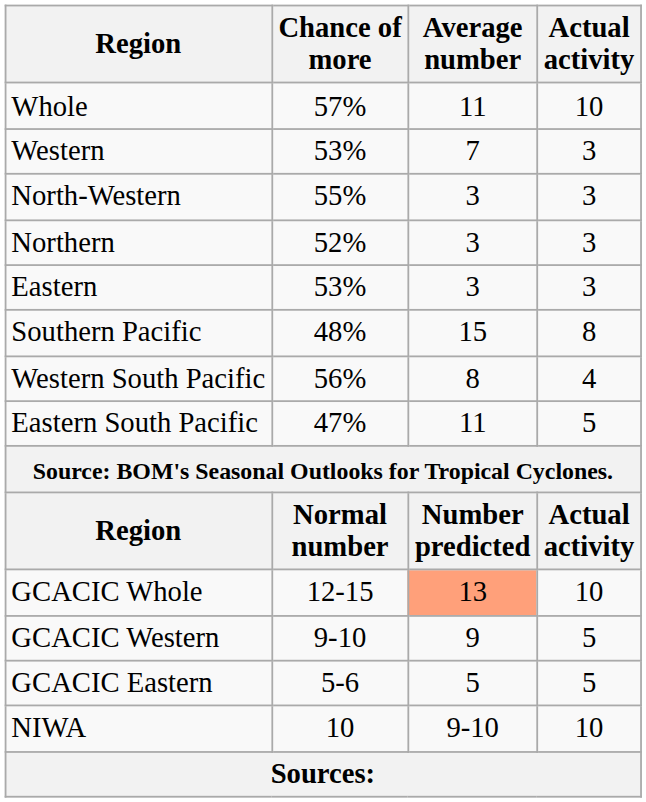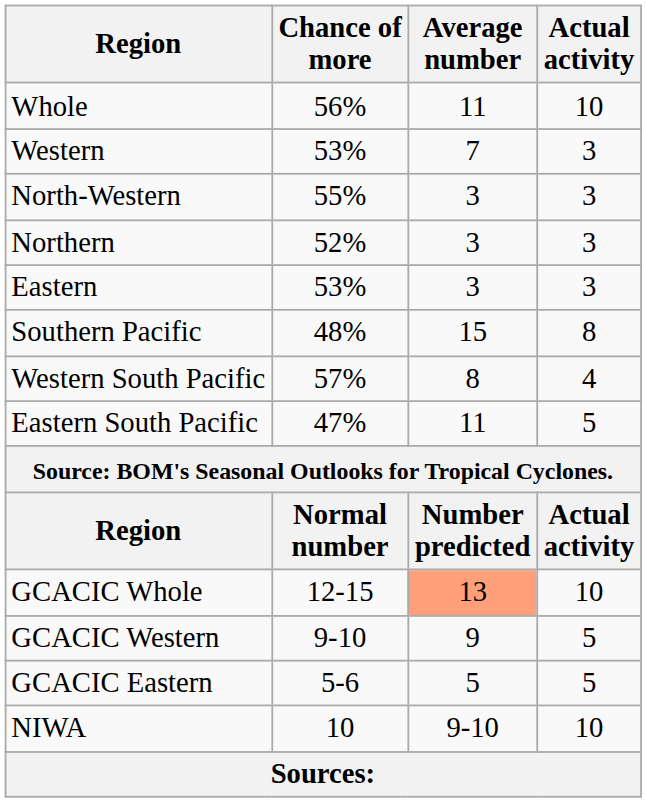(340, 105) 57% -> (340, 105) 56%
(340, 378) 56% -> (340, 378) 57%
